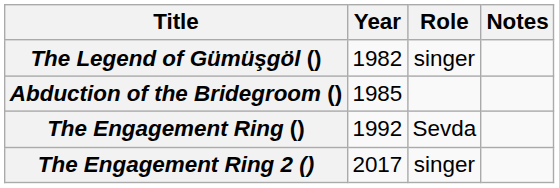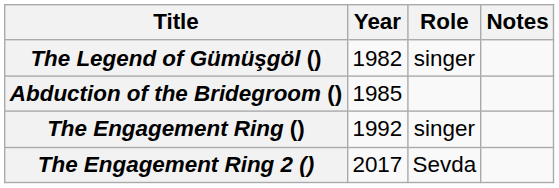(444, 128) Sevda -> (444, 128) singer
(444, 164) singer -> (444, 164) Sevda
